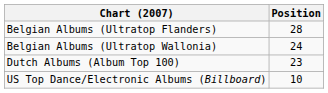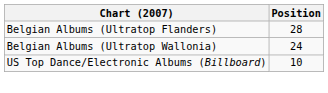- row: (93, 63)
